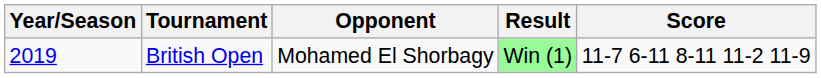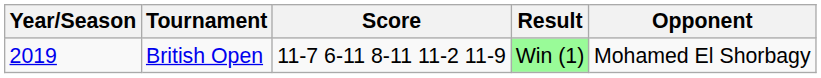columns swapped: (385, 21) <-> (696, 21)
